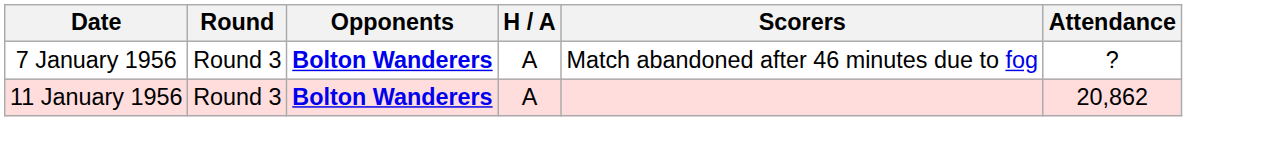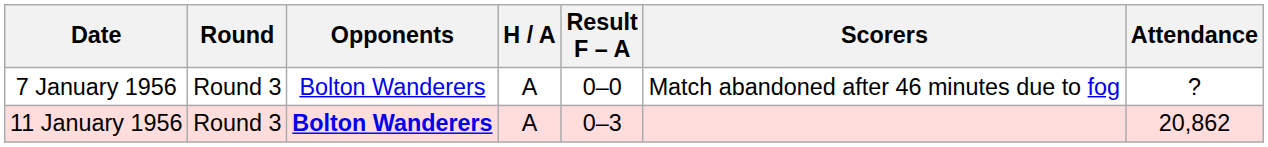+ column: (602, 36)
(392, 60) bold -> (392, 86) normal
